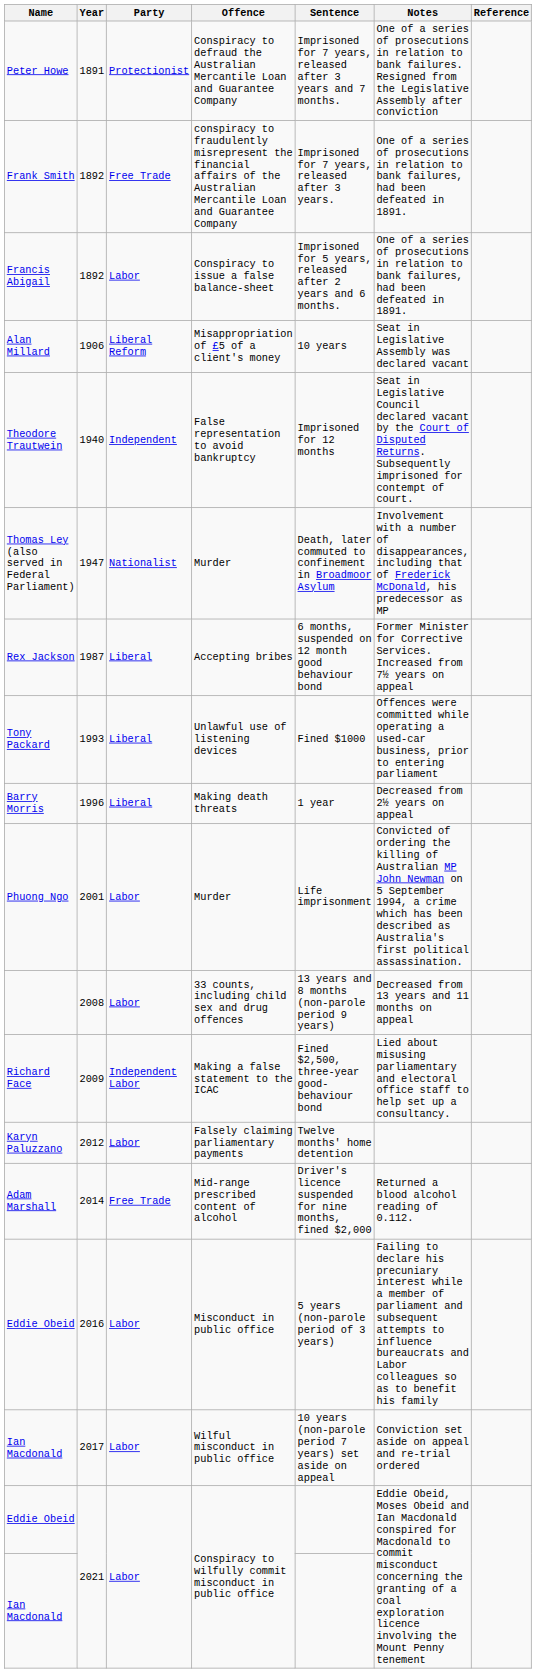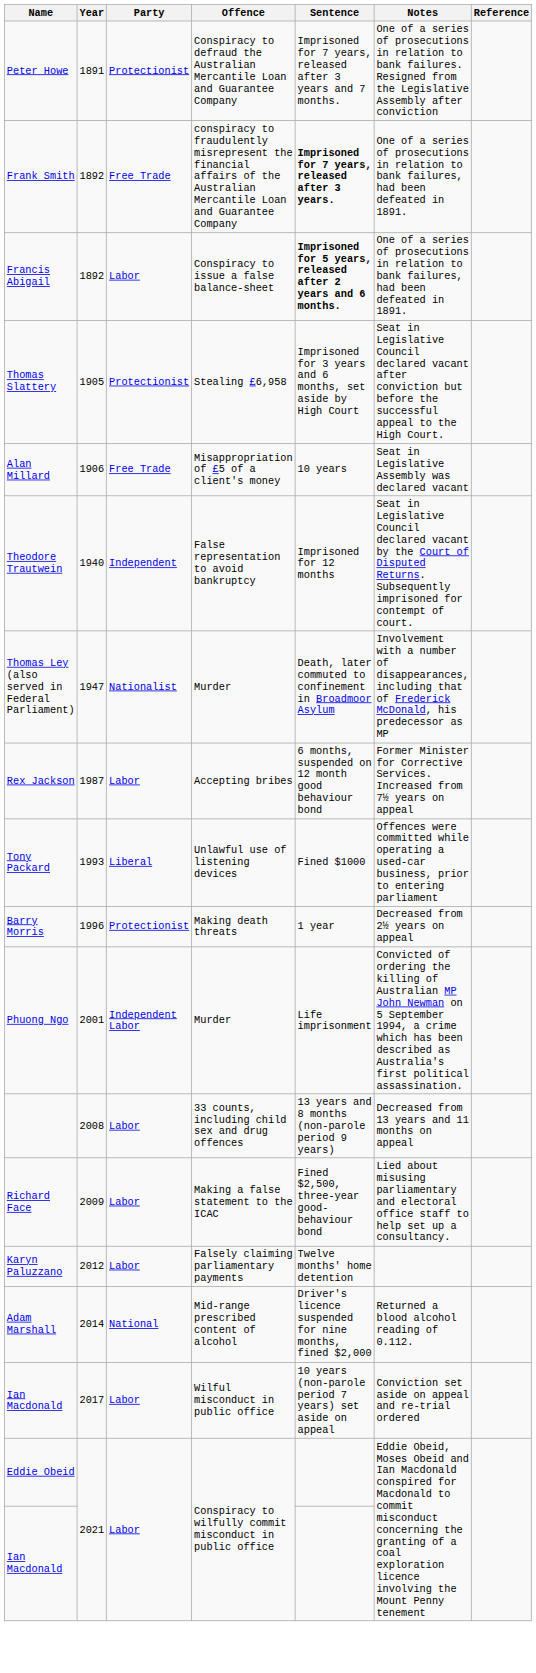(335, 177) normal -> (335, 177) bold
(335, 276) normal -> (335, 276) bold
+ row: (31, 382)
(131, 346) Liberal Reform -> (140, 470) Free Trade
(131, 657) Liberal -> (124, 781) Labor
(131, 803) Liberal -> (149, 927) Protectionist
(124, 897) Labor -> (143, 1020) Independent Labor
(143, 1079) Independent Labor -> (124, 1202) Labor
(140, 1201) Free Trade -> (134, 1324) National
- row: (41, 1324)
